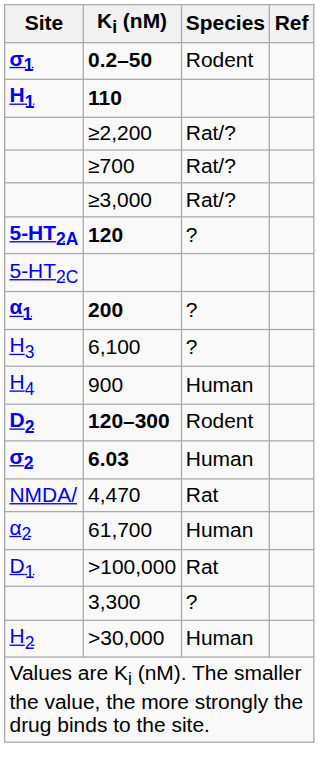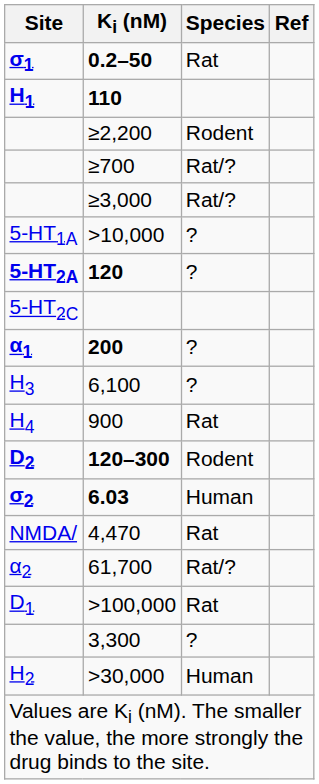(220, 60) Rodent -> (202, 60) Rat
(211, 133) Rat/? -> (220, 133) Rodent
+ row: (126, 235)
(220, 384) Human -> (202, 422) Rat
(220, 530) Human -> (211, 567) Rat/?
